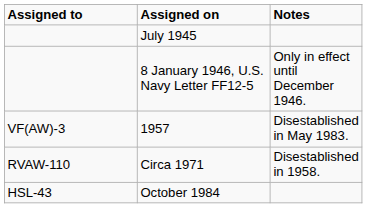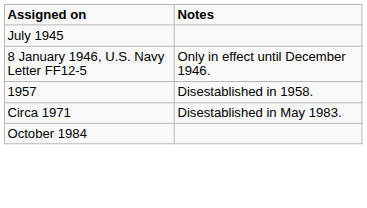- column: (45, 14)
(316, 128) Disestablished in May 1983. -> (245, 92) Disestablished in 1958.
(316, 164) Disestablished in 1958. -> (260, 112) Disestablished in May 1983.
